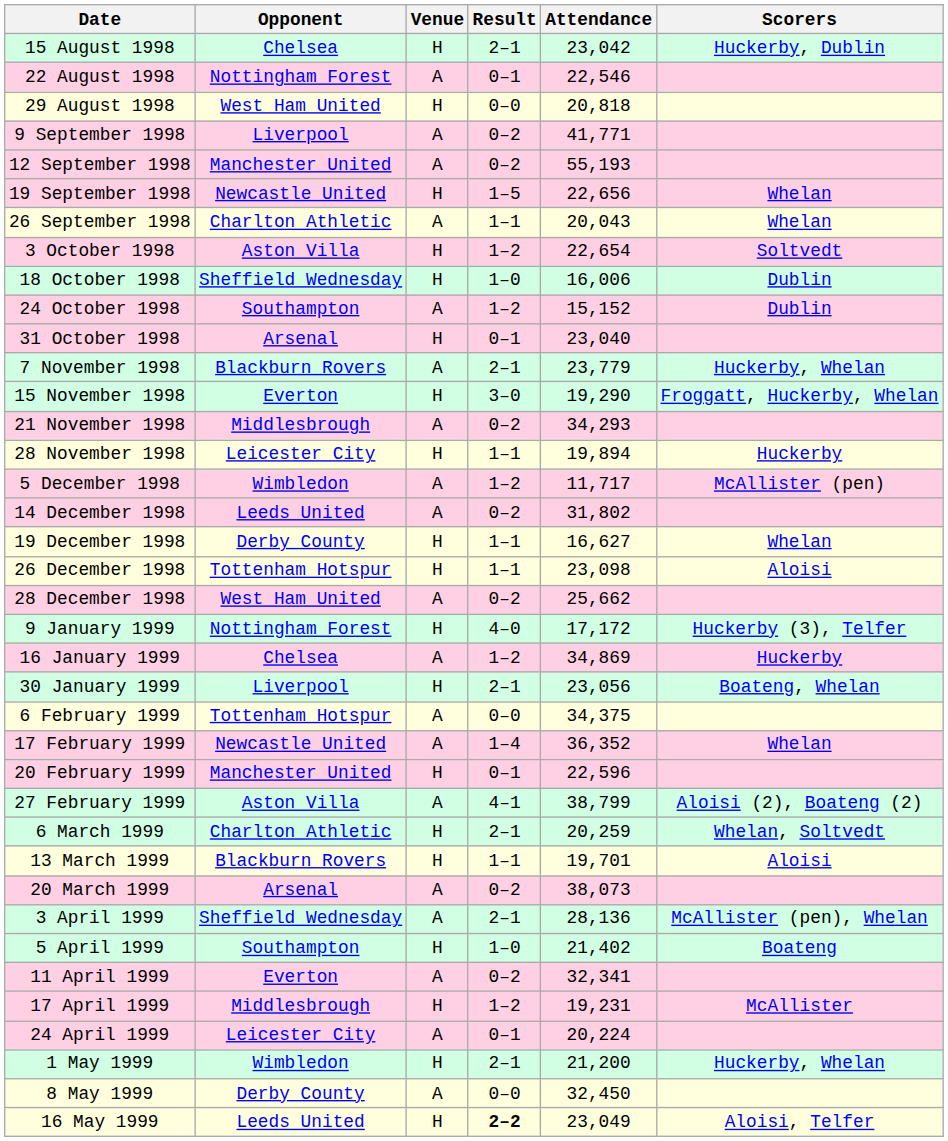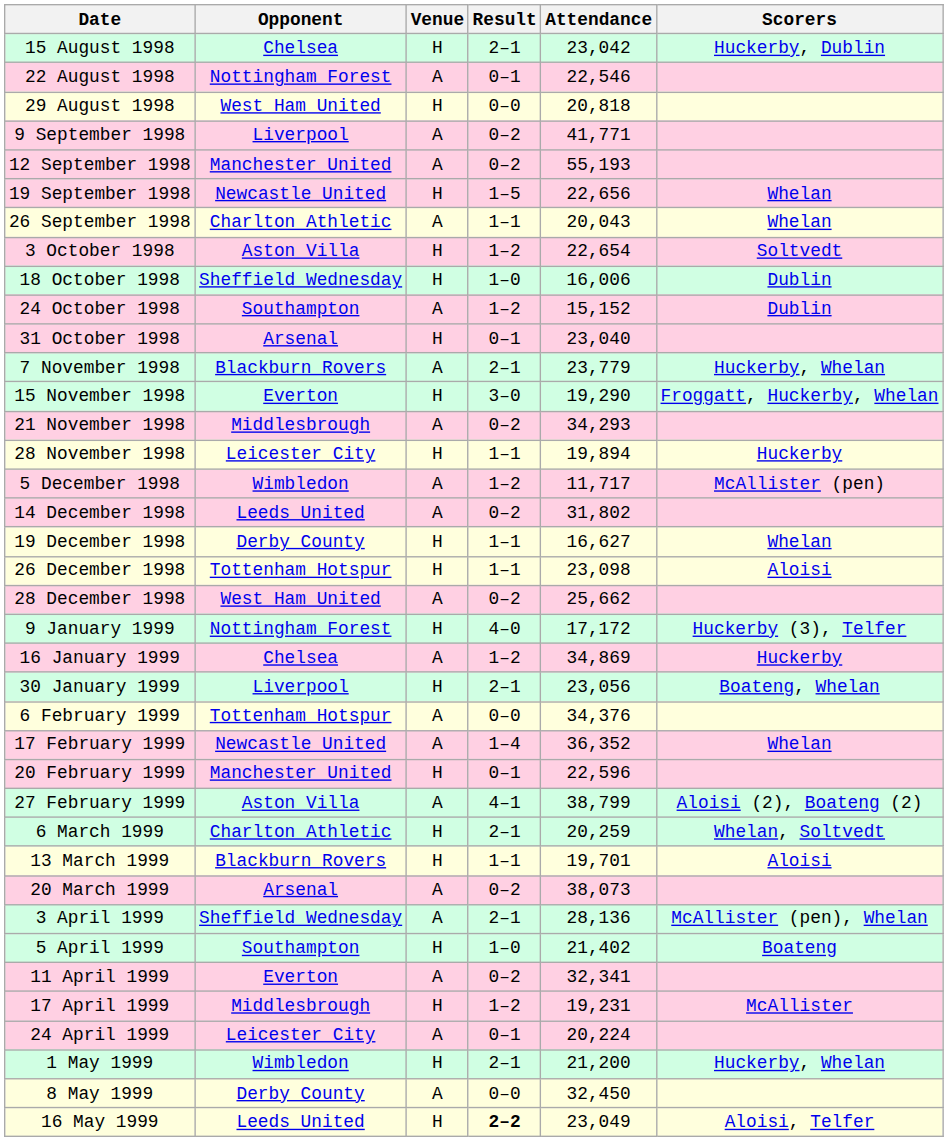(599, 716) 34,375 -> (599, 716) 34,376
